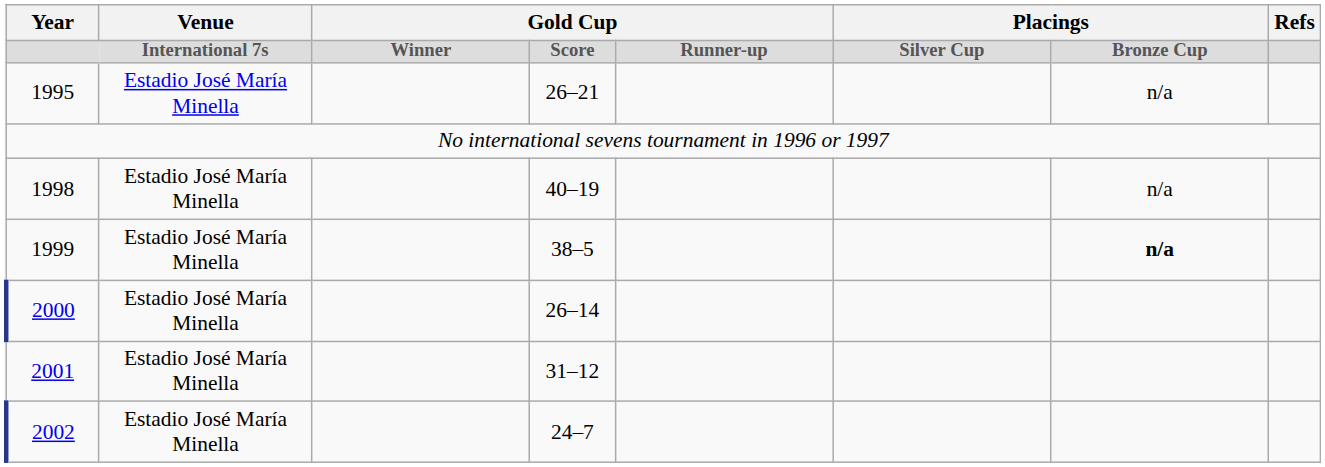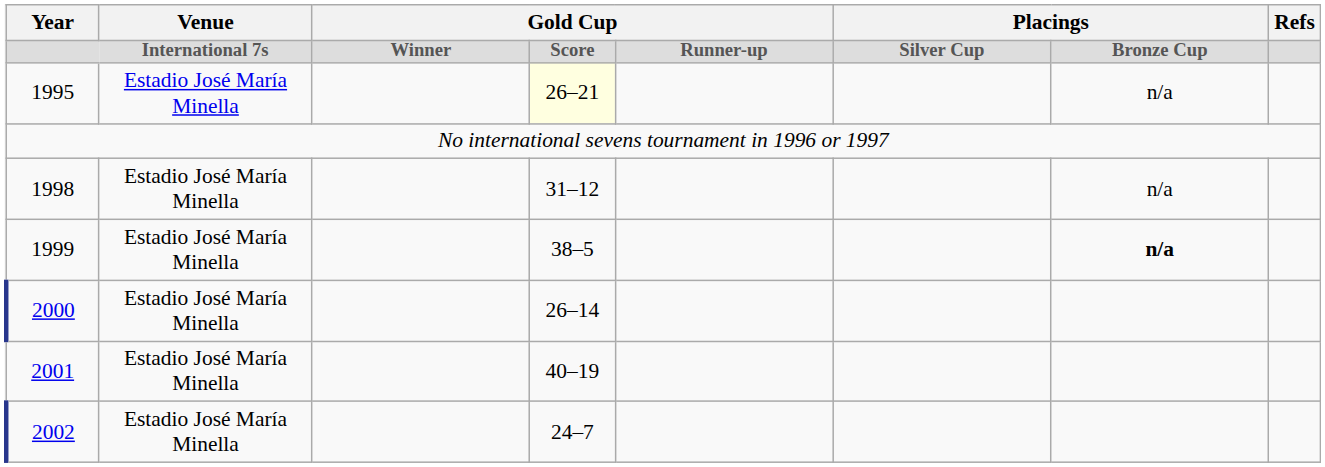(572, 92) no background -> (572, 92) lightyellow background
(572, 189) 40–19 -> (572, 189) 31–12
(572, 371) 31–12 -> (572, 371) 40–19
